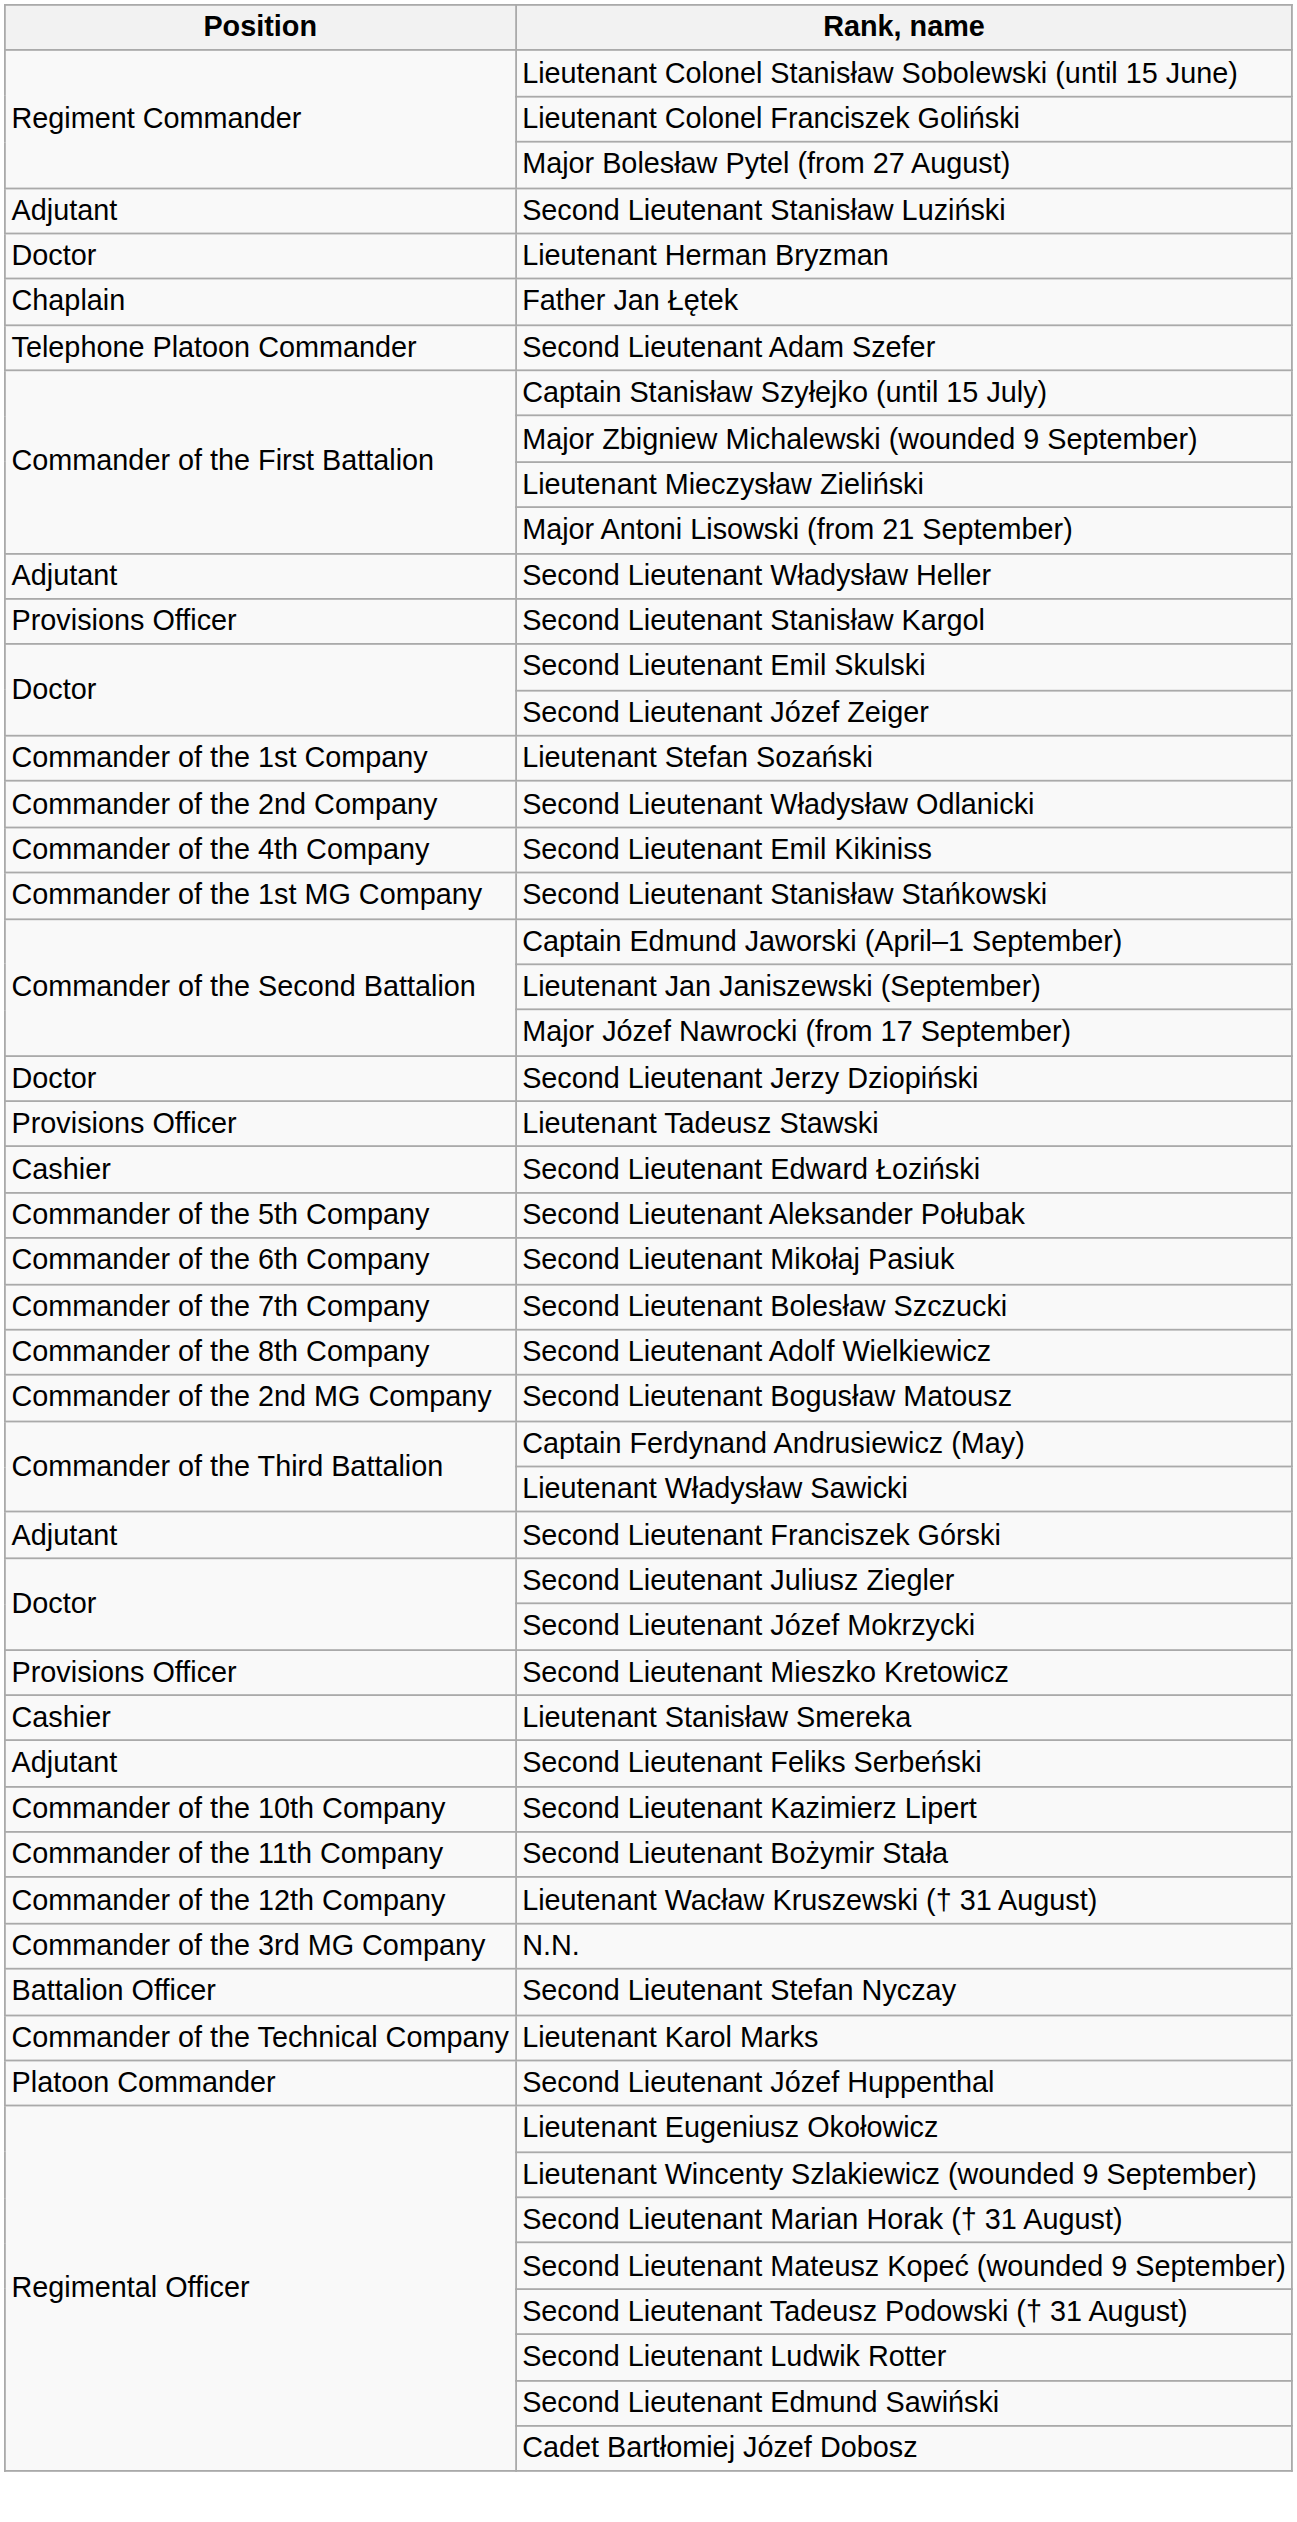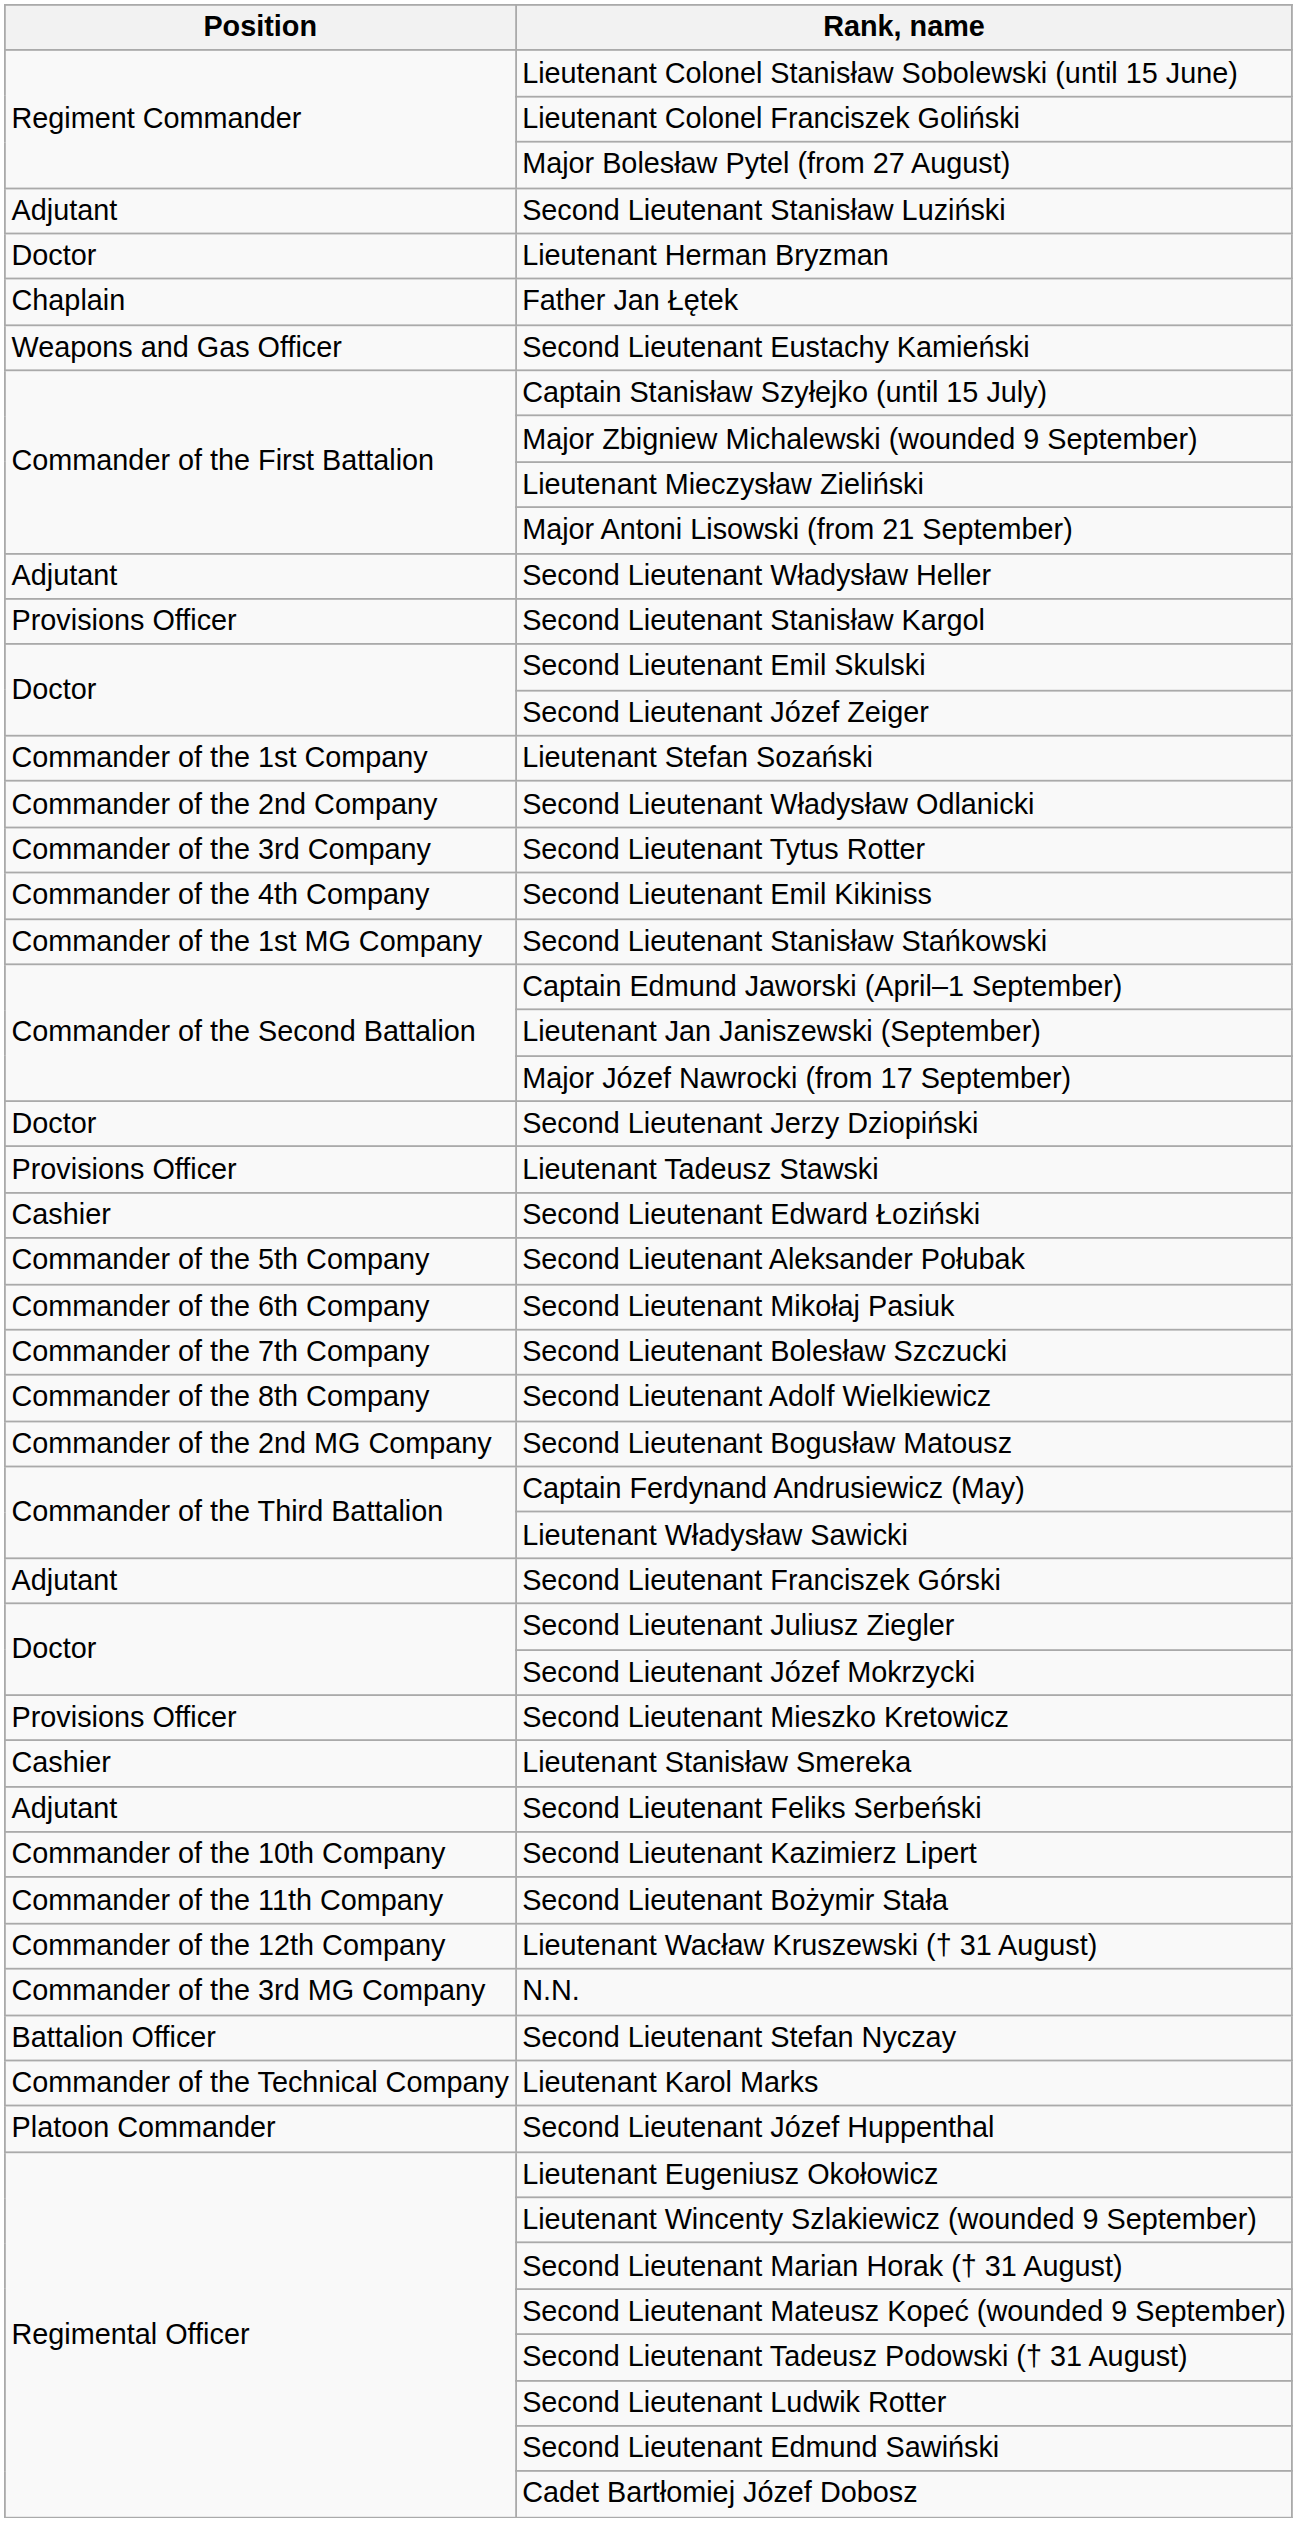+ row: (776, 347)
- row: (729, 347)
+ row: (724, 849)
